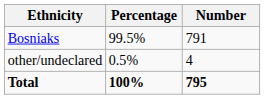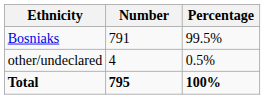columns swapped: (221, 15) <-> (144, 15)
